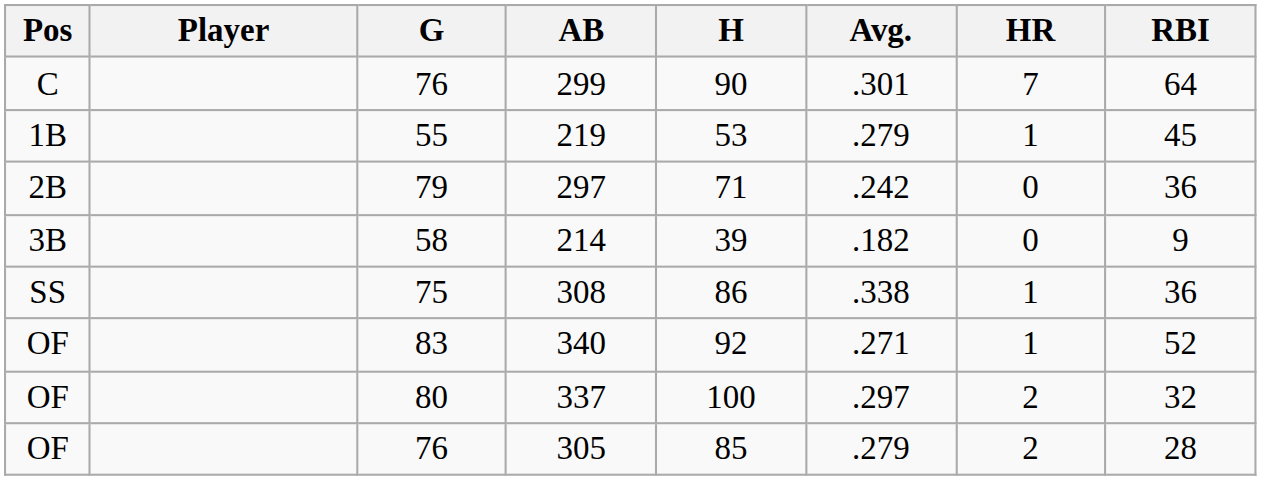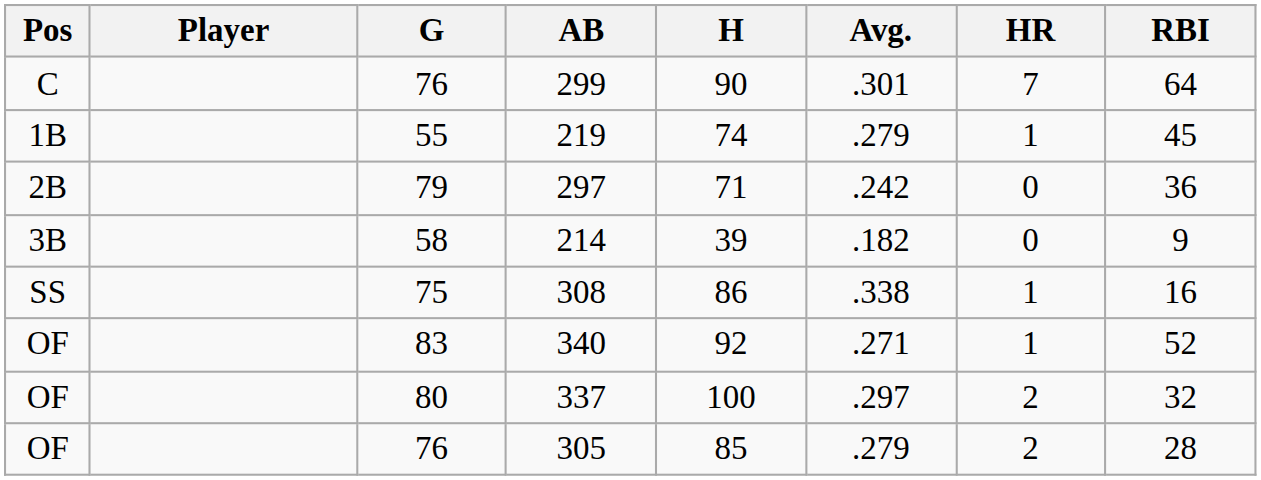(731, 135) 53 -> (731, 135) 74
(1180, 291) 36 -> (1180, 291) 16
